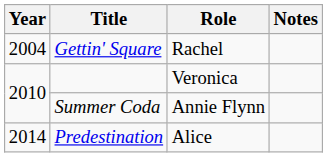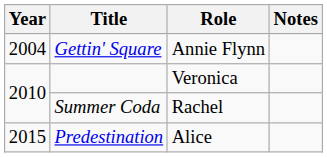(197, 48) Rachel -> (218, 48) Annie Flynn
(218, 107) Annie Flynn -> (197, 107) Rachel
(27, 136) 2014 -> (27, 136) 2015
